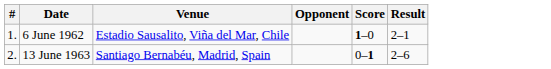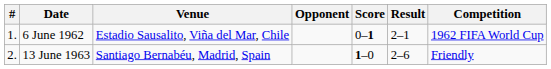+ column: (487, 14)
(364, 34) 1–0 -> (364, 34) 0–1
(364, 54) 0–1 -> (364, 54) 1–0
